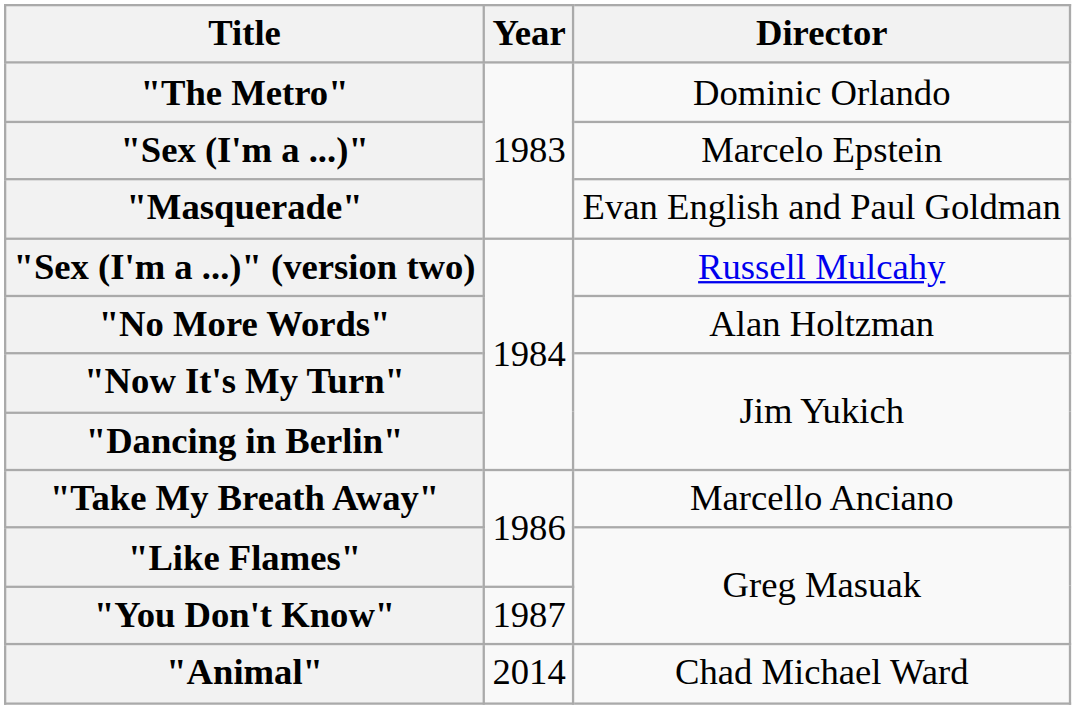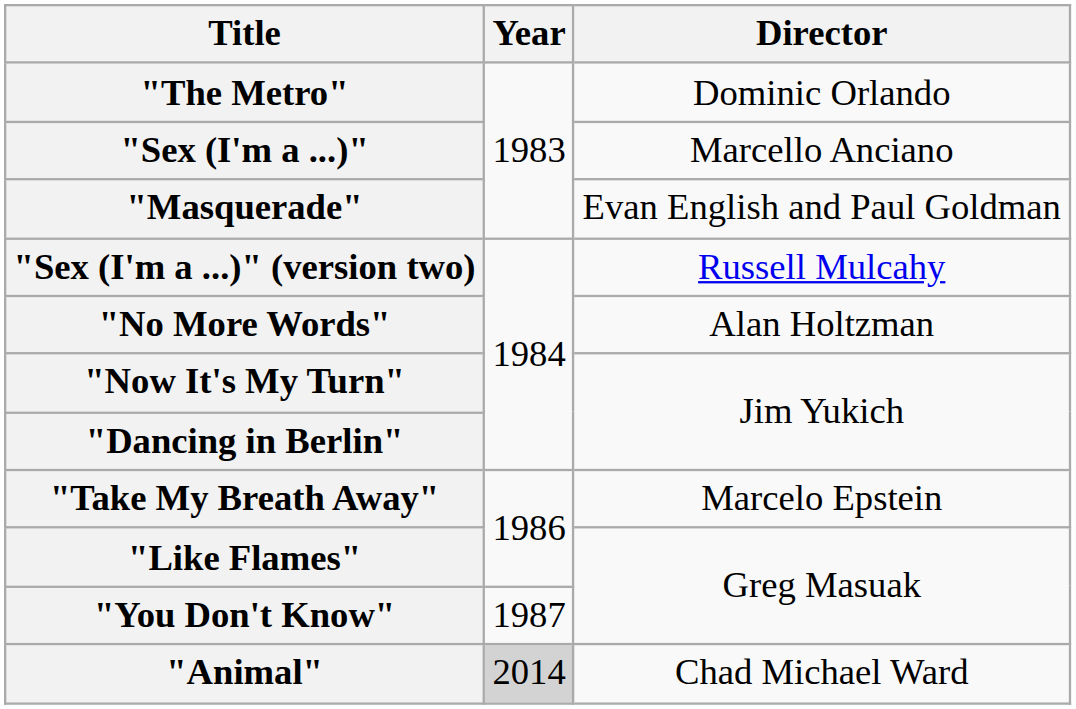(822, 149) Marcelo Epstein -> (822, 149) Marcello Anciano
(822, 498) Marcello Anciano -> (822, 498) Marcelo Epstein
(529, 672) no background -> (529, 672) lightgrey background
